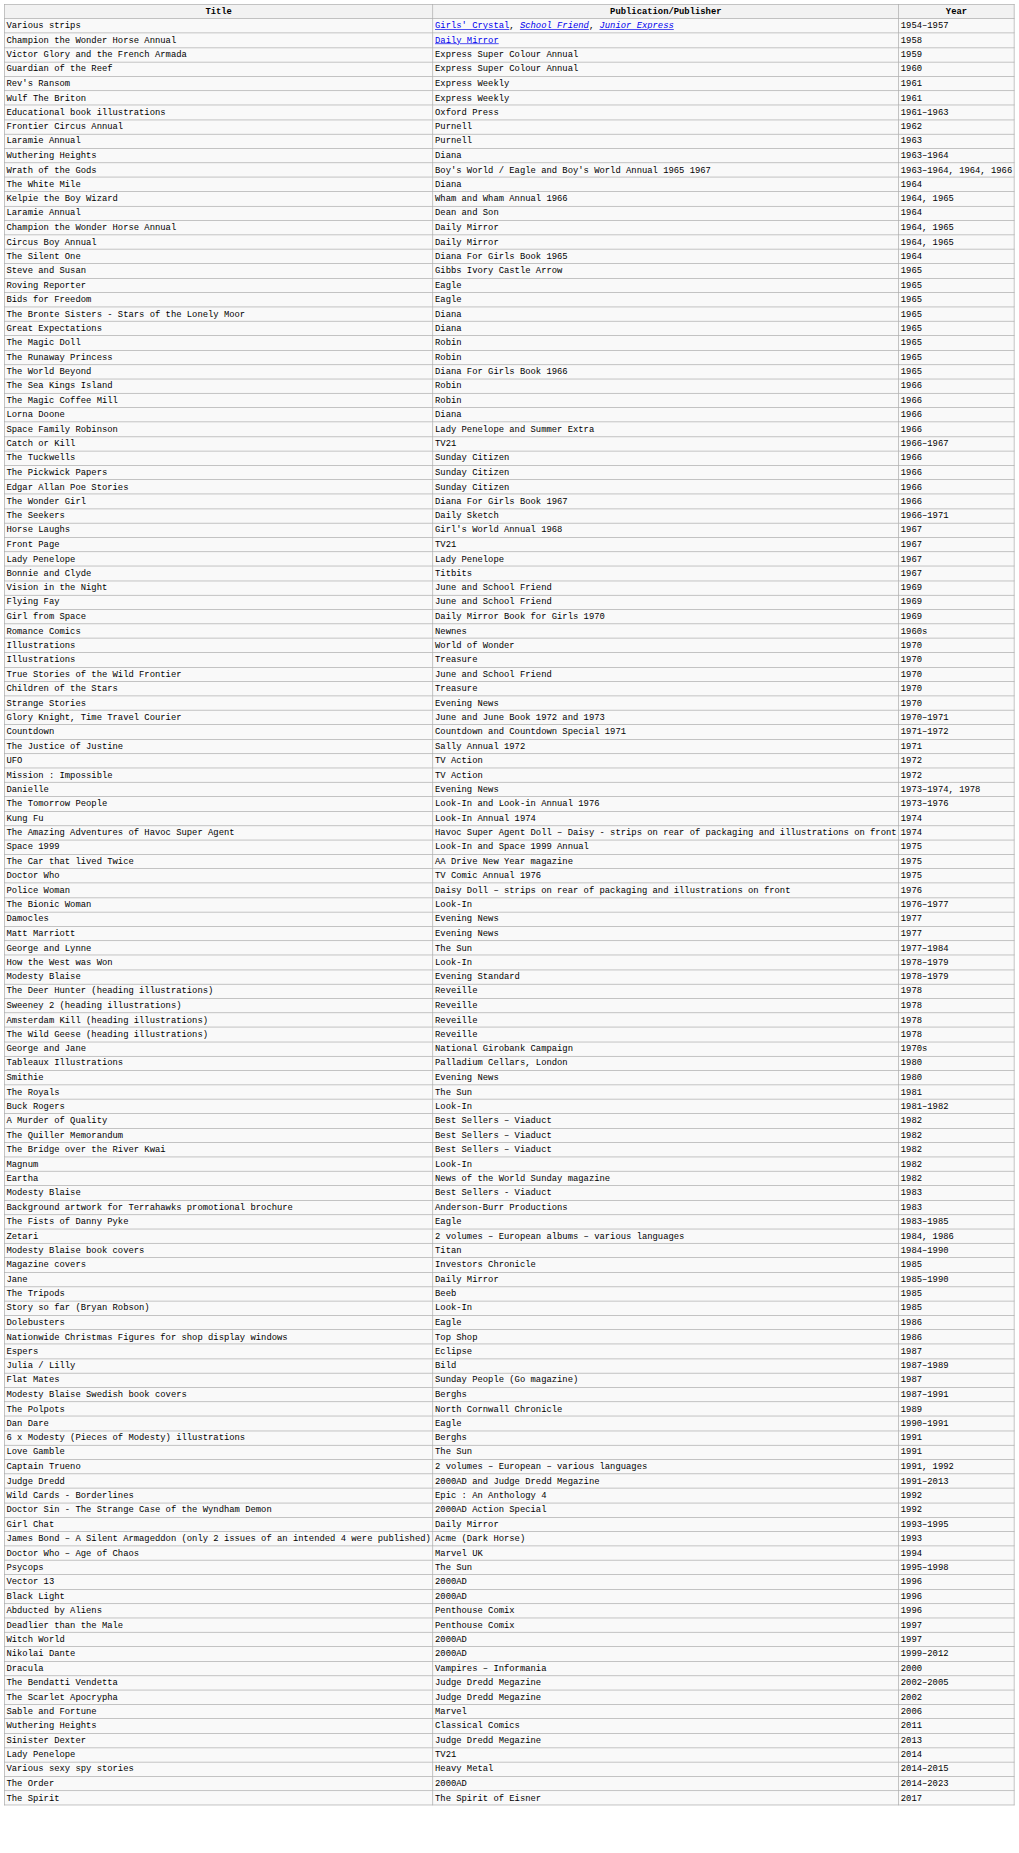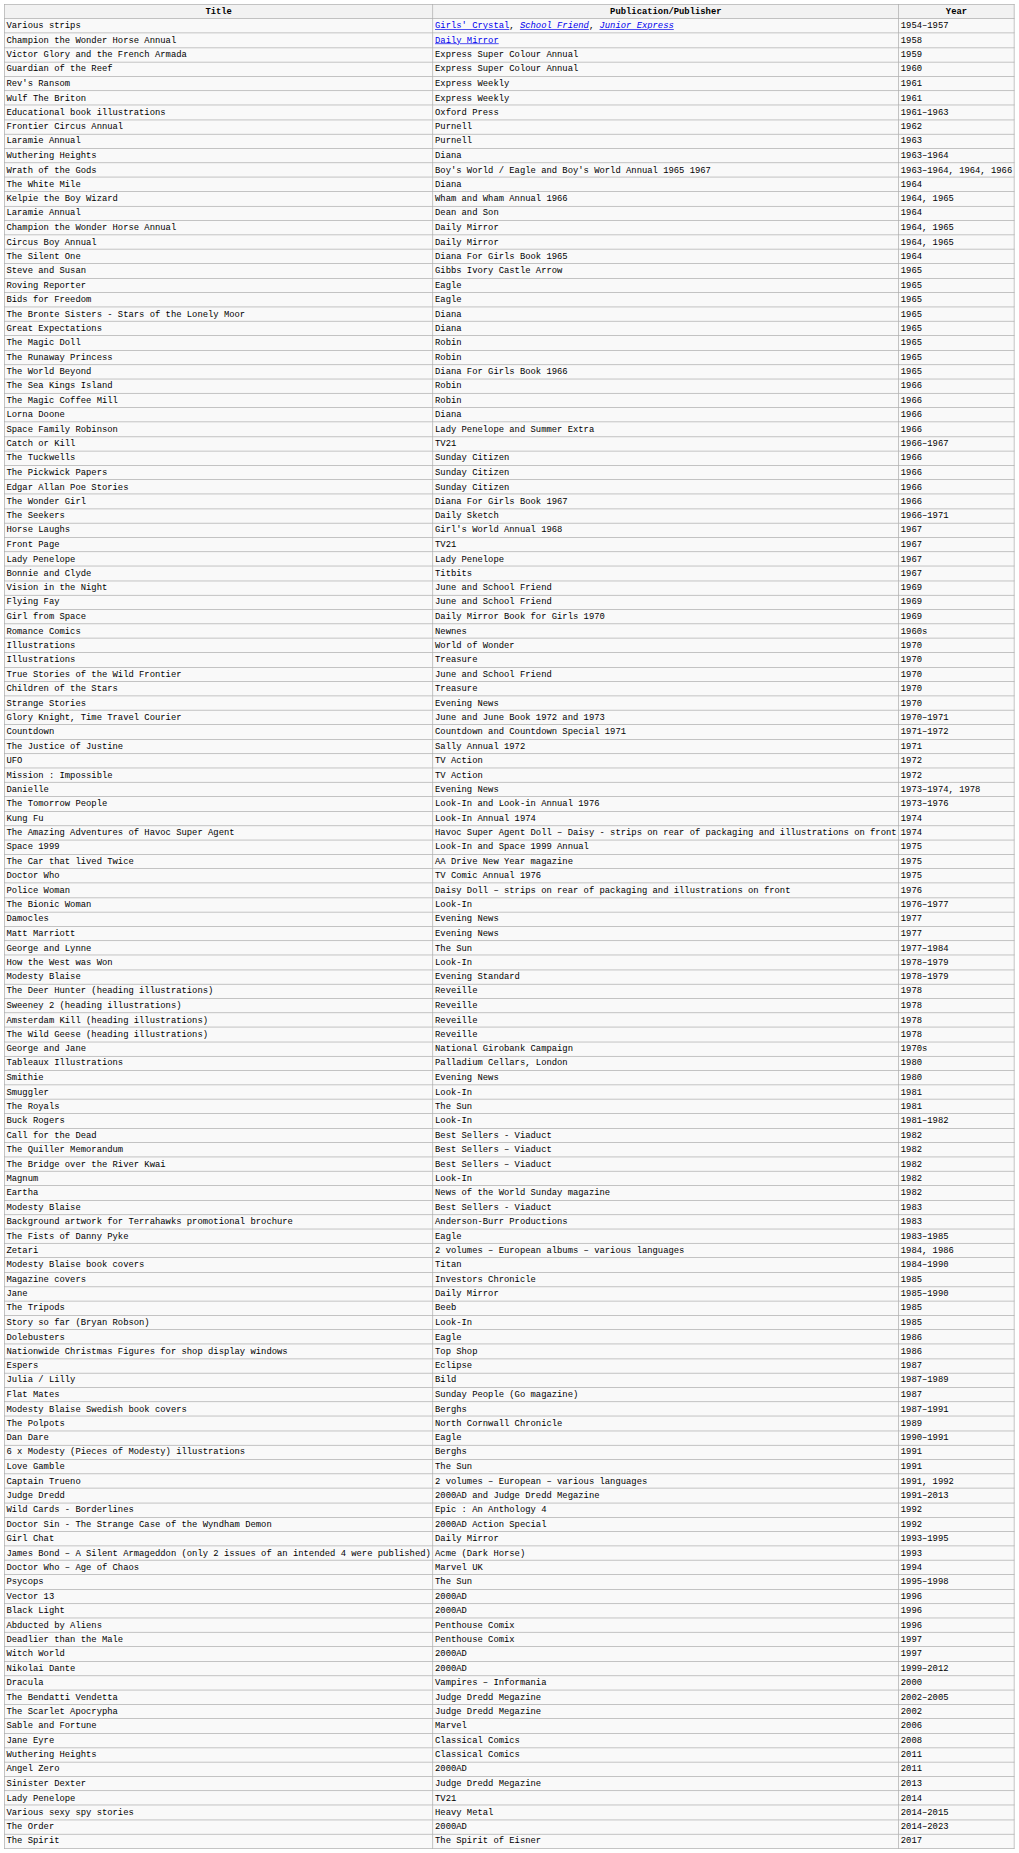+ row: (28, 1092)
+ row: (52, 1135)
- row: (57, 1121)
+ row: (30, 1740)
+ row: (33, 1769)
